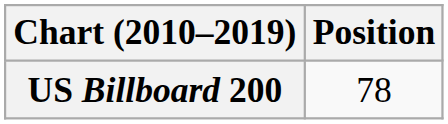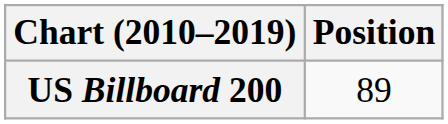(374, 88) 78 -> (374, 88) 89
